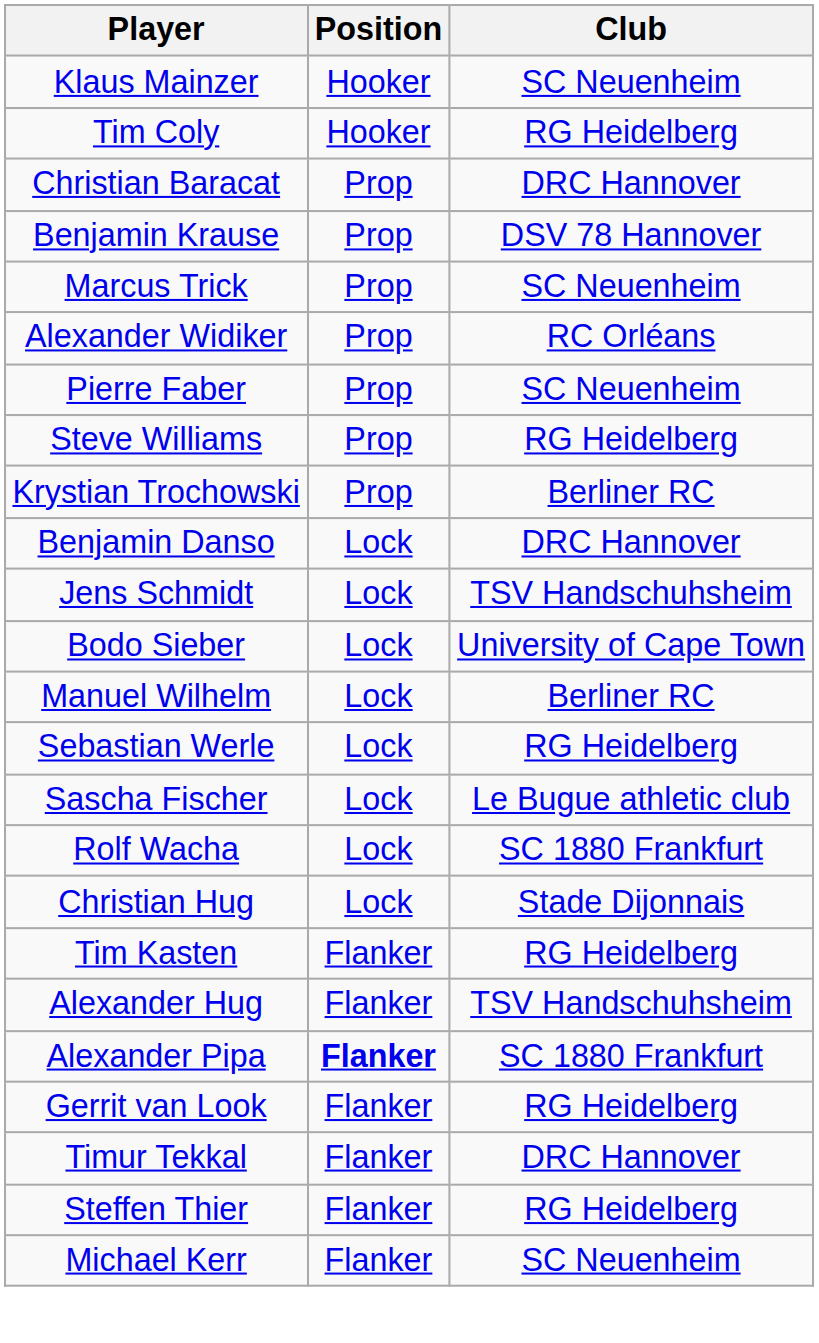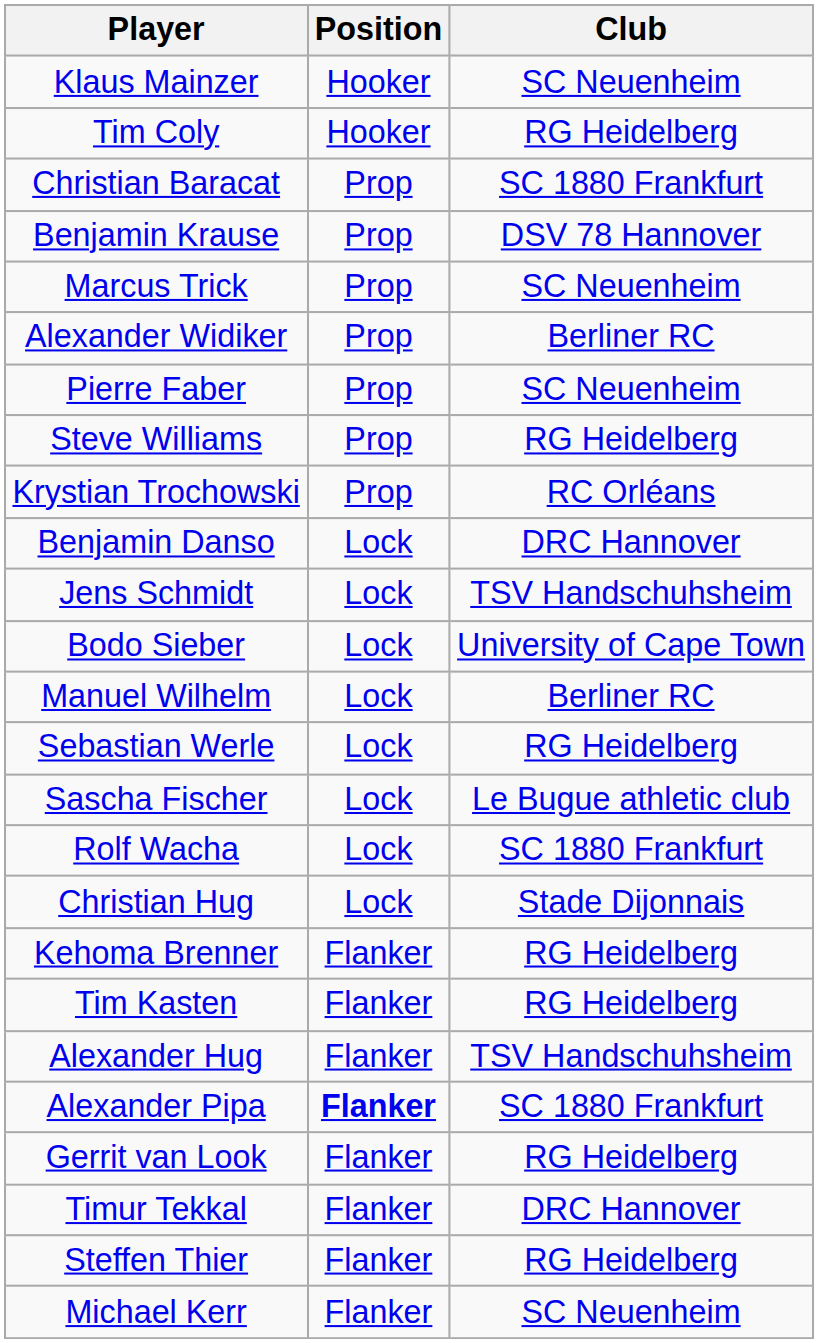(631, 183) DRC Hannover -> (631, 183) SC 1880 Frankfurt
(631, 337) RC Orléans -> (631, 337) Berliner RC
(631, 491) Berliner RC -> (631, 491) RC Orléans
+ row: (156, 952)
